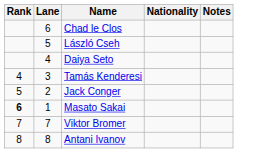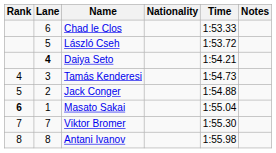+ column: (220, 12)
(48, 60) normal -> (48, 60) bold
